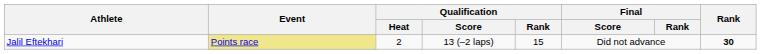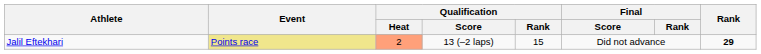(399, 42) no background -> (399, 42) lightsalmon background
(729, 42) 30 -> (729, 42) 29
